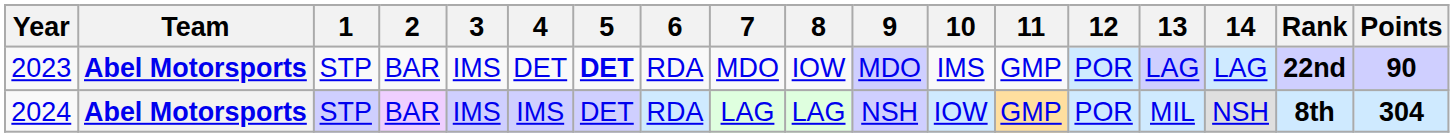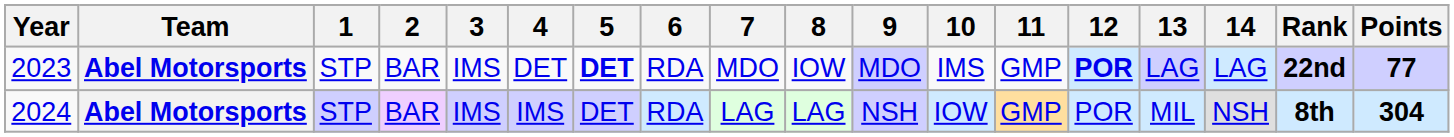(1104, 68) normal -> (1104, 68) bold
(1401, 68) 90 -> (1401, 68) 77
